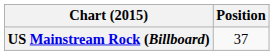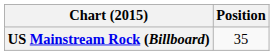(241, 38) 37 -> (241, 38) 35
